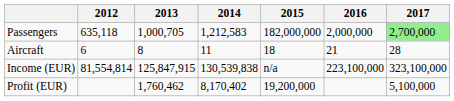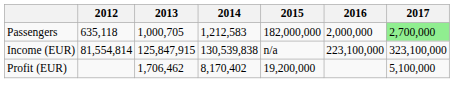- row: (25, 50)
(161, 86) 1,760,462 -> (161, 68) 1,706,462
